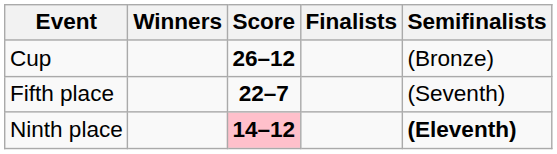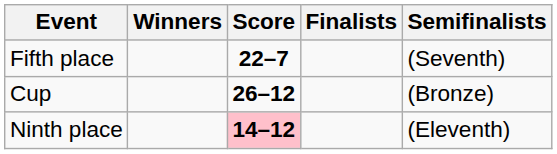rows swapped: (31, 58) <-> (62, 93)
(462, 129) bold -> (459, 129) normal
